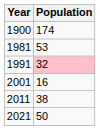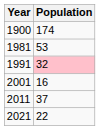(42, 99) 38 -> (42, 99) 37
(42, 116) 50 -> (42, 116) 22
